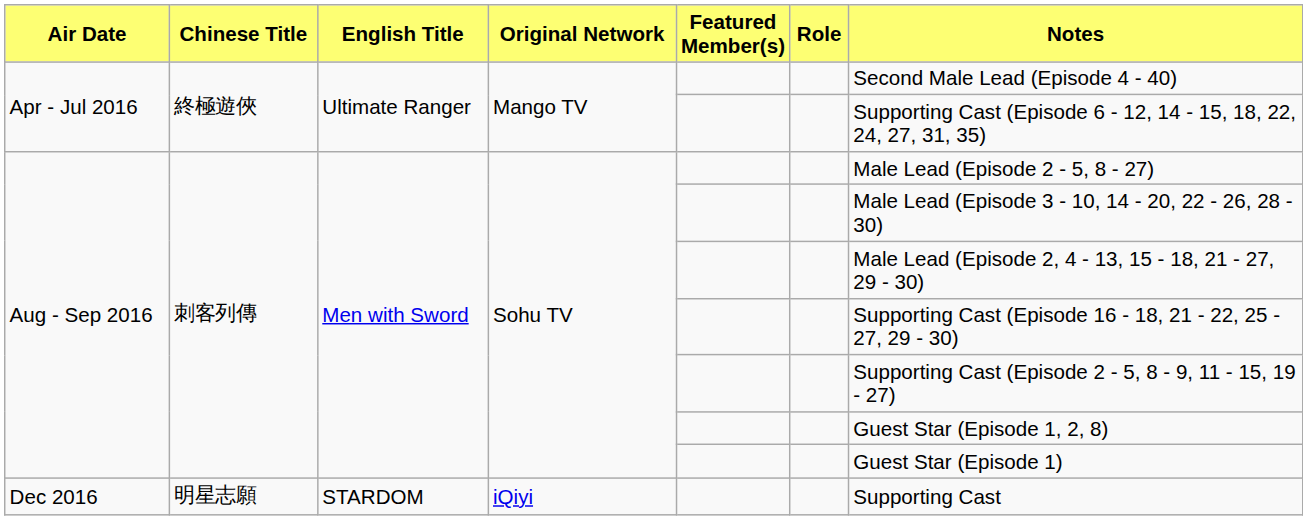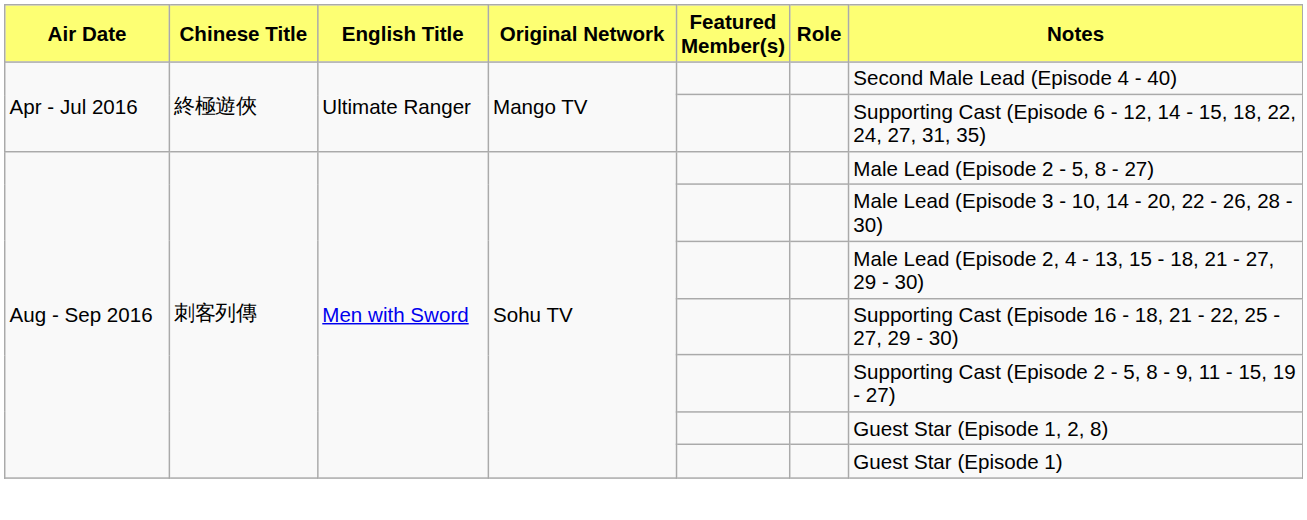- row: (54, 496)
